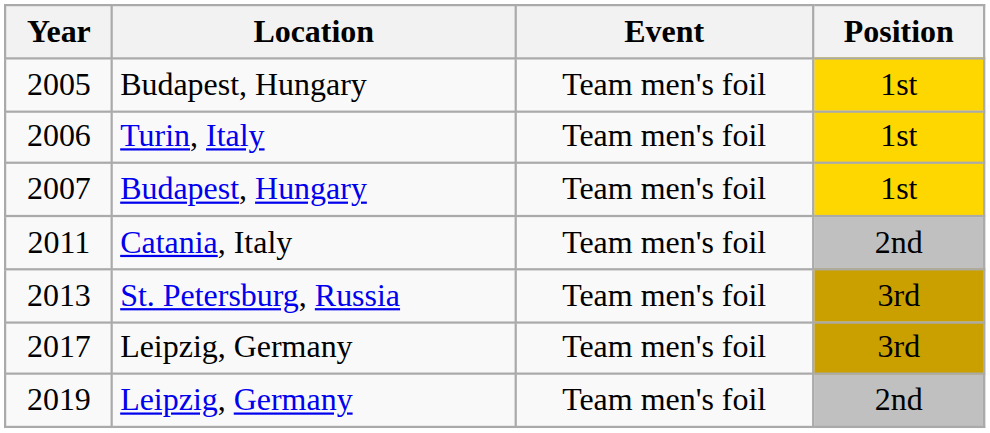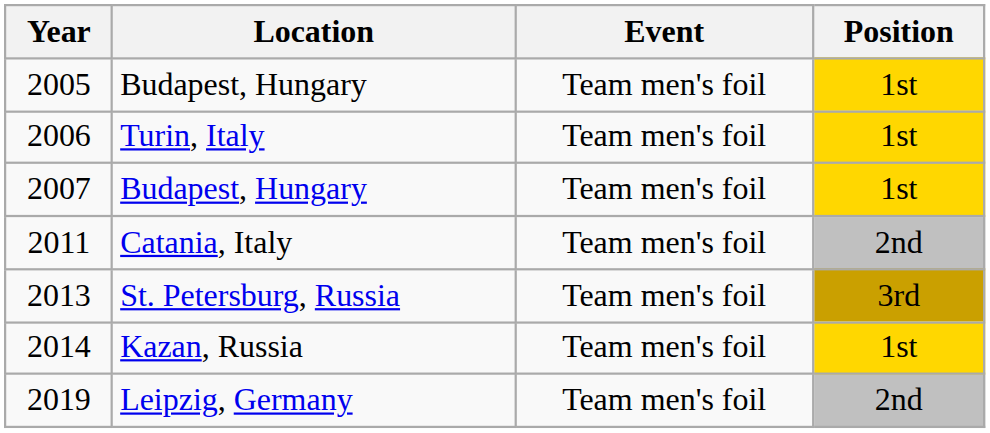+ row: (59, 347)
- row: (59, 347)
